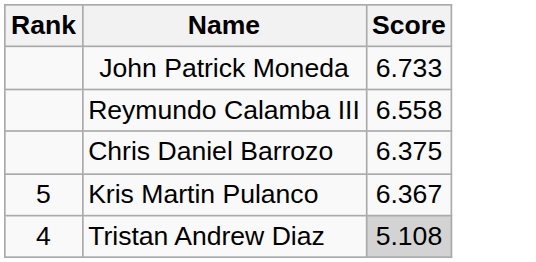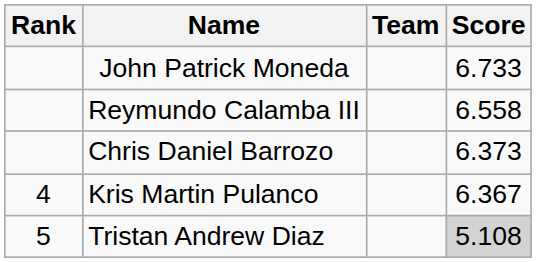+ column: (406, 25)
(409, 151) 6.375 -> (489, 151) 6.373
(43, 194) 5 -> (43, 194) 4
(43, 236) 4 -> (43, 236) 5
